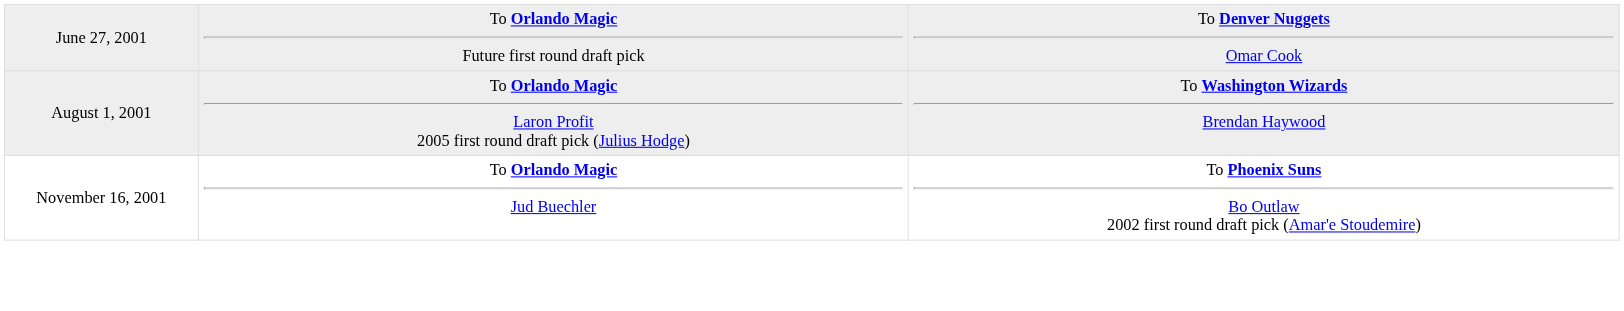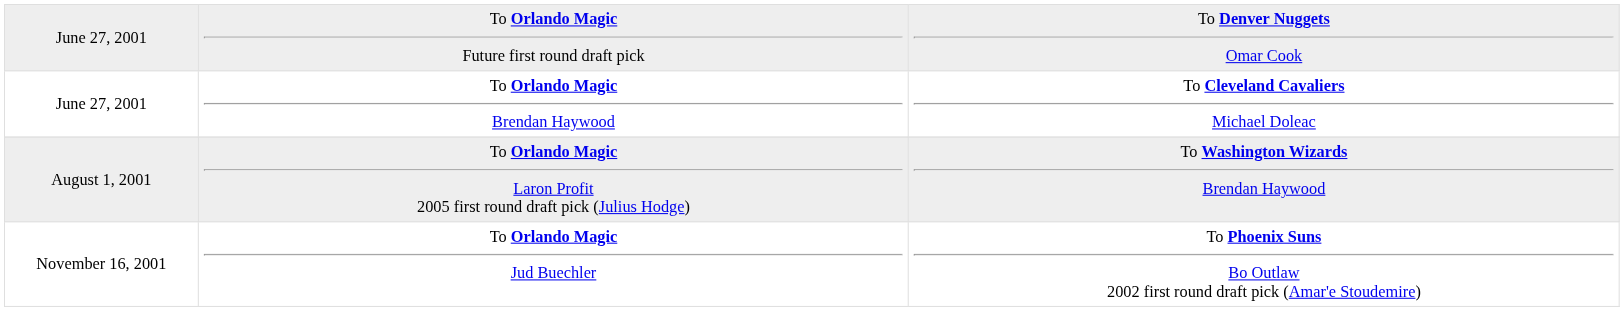+ row: (101, 103)
